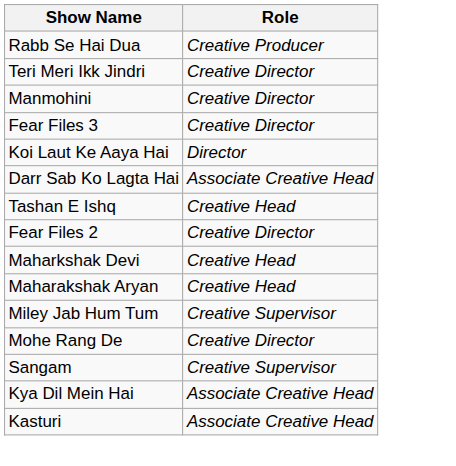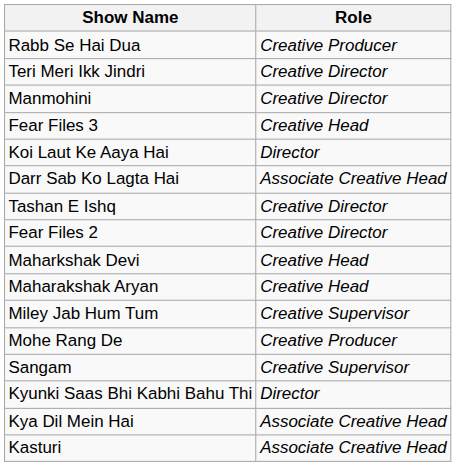(251, 125) Creative Director -> (314, 125) Creative Head
(241, 206) Creative Head -> (324, 206) Creative Director
(251, 340) Creative Director -> (328, 340) Creative Producer
+ row: (130, 394)
